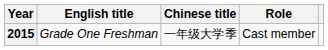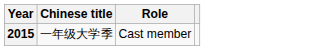- column: (99, 14)
